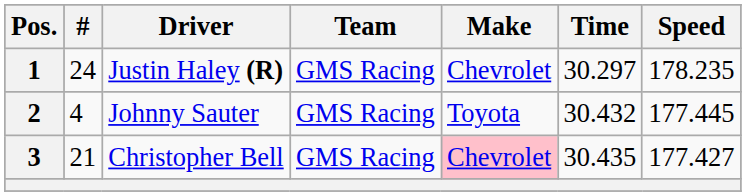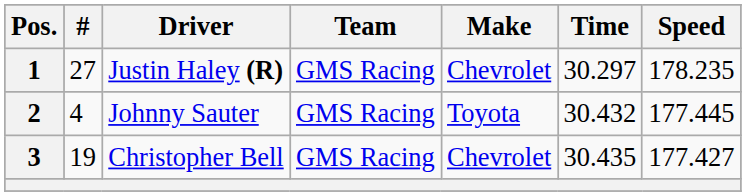(83, 70) 24 -> (83, 70) 27
(83, 157) 21 -> (83, 157) 19
(499, 157) pink background -> (499, 157) no background
